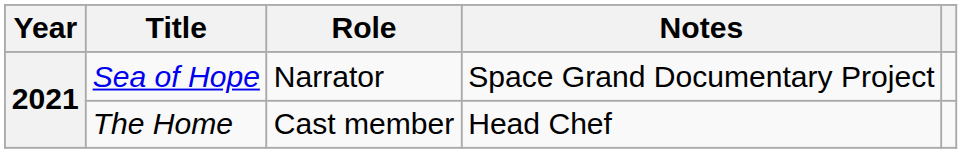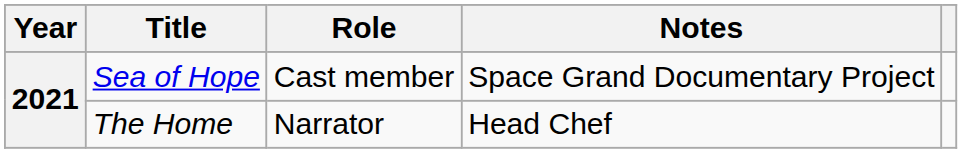(329, 76) Narrator -> (364, 76) Cast member
(364, 123) Cast member -> (329, 123) Narrator
